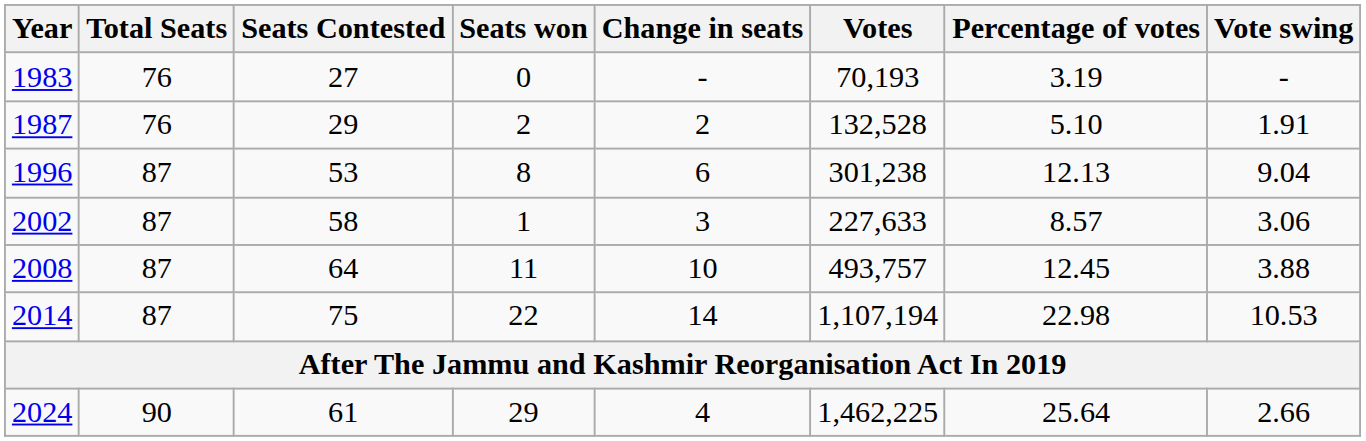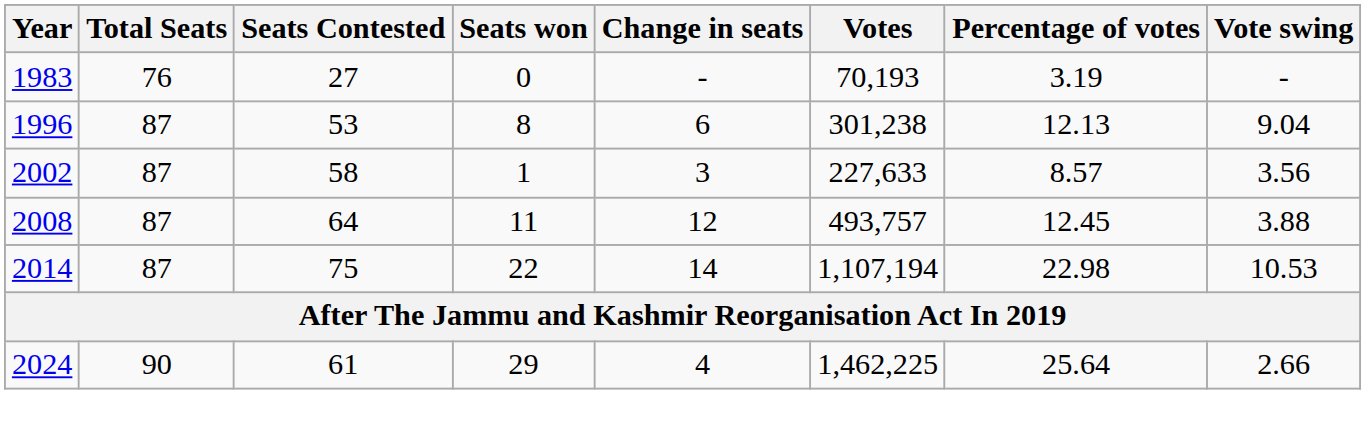- row: (42, 124)
(1284, 220) 3.06 -> (1284, 172) 3.56
(703, 268) 10 -> (703, 220) 12
